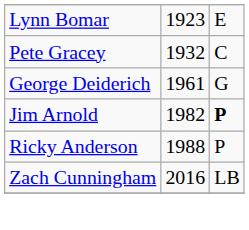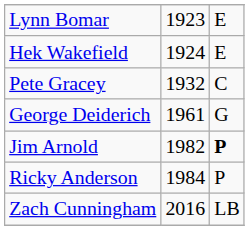+ row: (69, 51)
(185, 146) 1988 -> (185, 177) 1984
